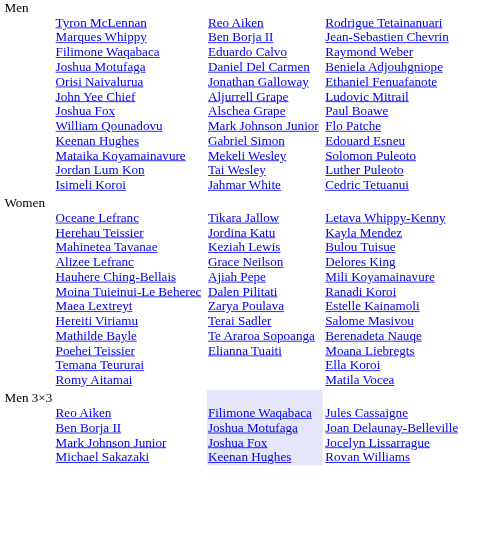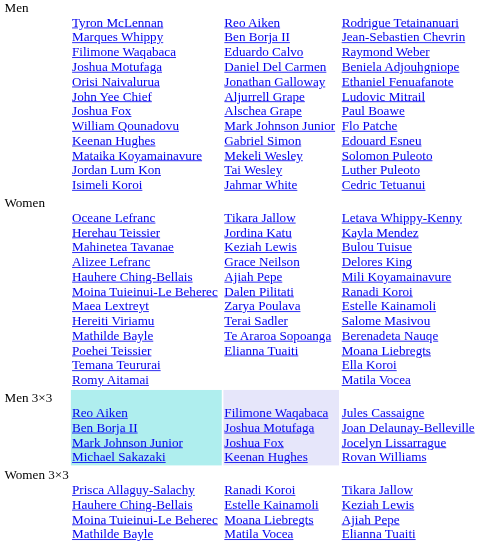(113, 435) no background -> (129, 435) paleturquoise background
+ row: (37, 475)
